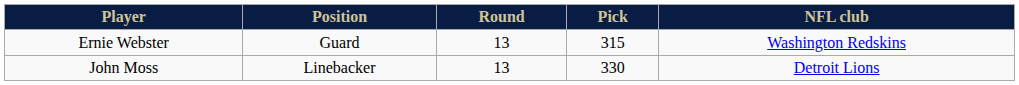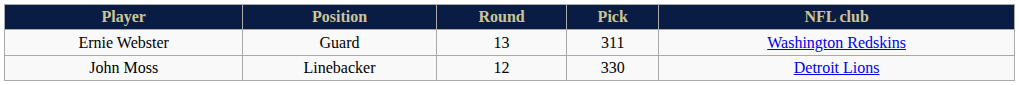(613, 42) 315 -> (613, 42) 311
(502, 67) 13 -> (502, 67) 12
